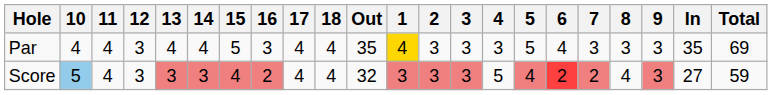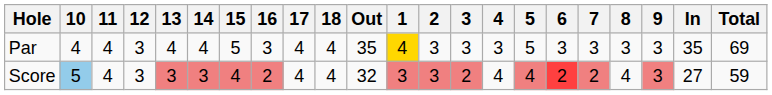(562, 47) 4 -> (562, 47) 3
(466, 76) 3 -> (466, 76) 2
(498, 76) 5 -> (498, 76) 4
